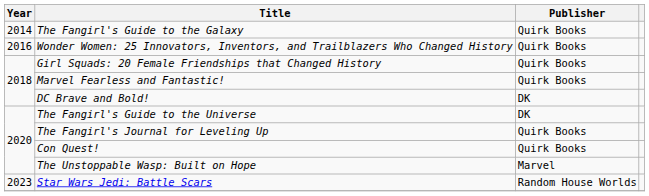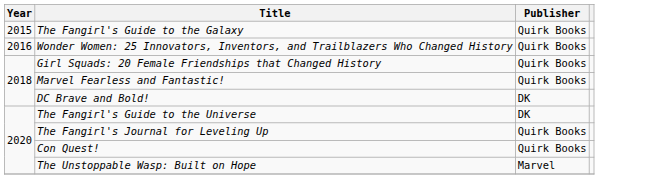(19, 30) 2014 -> (19, 30) 2015
- row: (125, 182)
